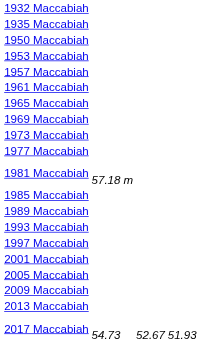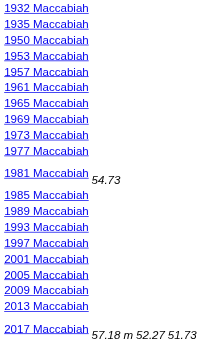(112, 180) 57.18 m -> (106, 180) 54.73
(106, 335) 54.73 -> (112, 335) 57.18 m
(151, 335) 52.67 -> (151, 335) 52.27
(182, 335) 51.93 -> (182, 335) 51.73
